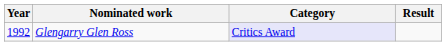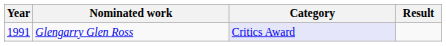(19, 31) 1992 -> (19, 31) 1991
